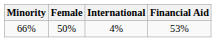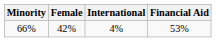(67, 28) 50% -> (67, 28) 42%
